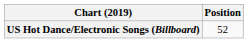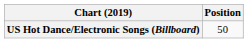(223, 29) 52 -> (223, 29) 50
